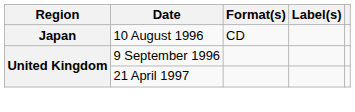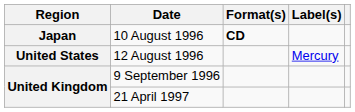(235, 35) normal -> (235, 35) bold
+ row: (158, 55)
